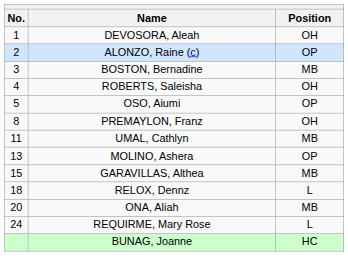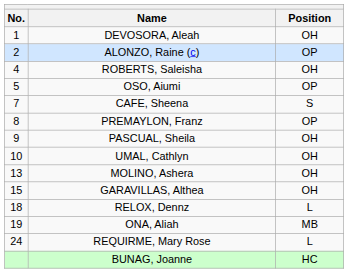- row: (152, 69)
+ row: (152, 104)
(310, 121) OH -> (310, 121) OP
+ row: (152, 138)
(16, 138) 11 -> (16, 156) 10
(310, 138) MB -> (310, 156) OH
(310, 156) OP -> (310, 173) OH
(310, 173) MB -> (310, 190) OH
(16, 207) 20 -> (16, 225) 19
